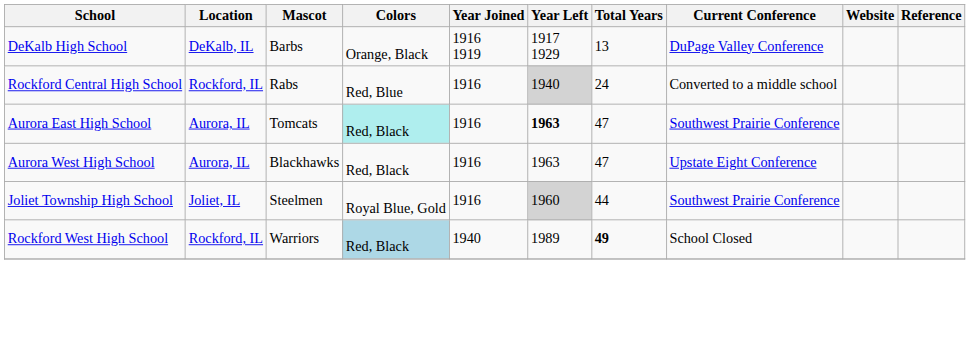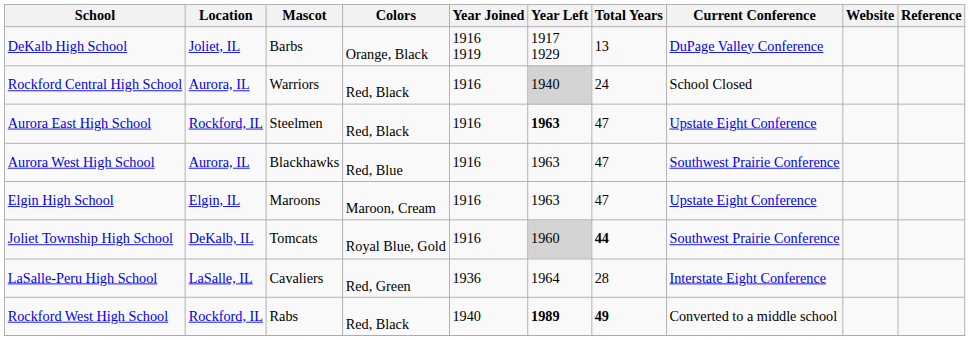(221, 46) DeKalb, IL -> (214, 46) Joliet, IL
(226, 84) Rockford, IL -> (219, 84) Aurora, IL
(284, 84) Rabs -> (294, 84) Warriors
(374, 92) Red, Blue -> (377, 92) Red, Black
(753, 84) Converted to a middle school -> (711, 84) School Closed
(219, 123) Aurora, IL -> (226, 123) Rockford, IL
(294, 123) Tomcats -> (296, 123) Steelmen
(377, 131) paleturquoise background -> (377, 131) no background
(754, 123) Southwest Prairie Conference -> (743, 123) Upstate Eight Conference
(377, 170) Red, Black -> (374, 170) Red, Blue
(743, 162) Upstate Eight Conference -> (754, 162) Southwest Prairie Conference
+ row: (61, 200)
(214, 200) Joliet, IL -> (221, 239) DeKalb, IL
(296, 200) Steelmen -> (294, 239) Tomcats
(602, 200) normal -> (602, 239) bold
+ row: (82, 278)
(294, 239) Warriors -> (284, 316) Rabs
(377, 247) lightblue background -> (377, 324) no background
(545, 239) normal -> (545, 316) bold
(711, 239) School Closed -> (753, 316) Converted to a middle school
